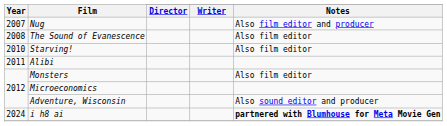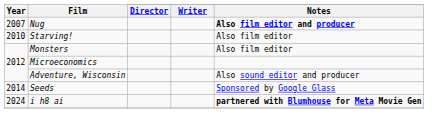(305, 24) normal -> (285, 24) bold
- row: (87, 37)
- row: (42, 62)
+ row: (42, 88)
